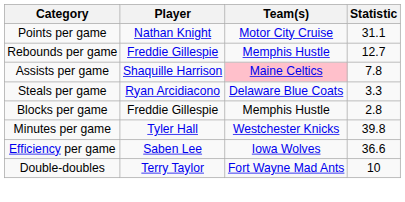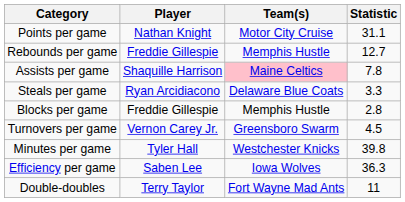+ row: (62, 129)
(374, 149) 36.6 -> (374, 168) 36.3
(374, 168) 10 -> (374, 187) 11
